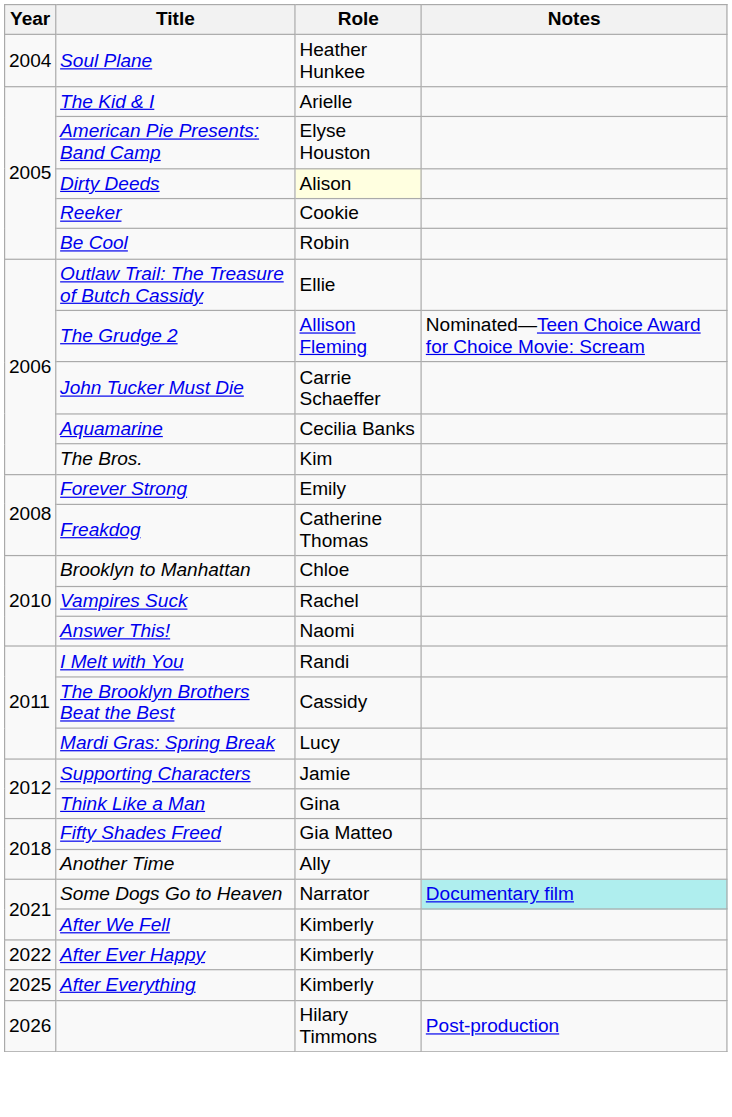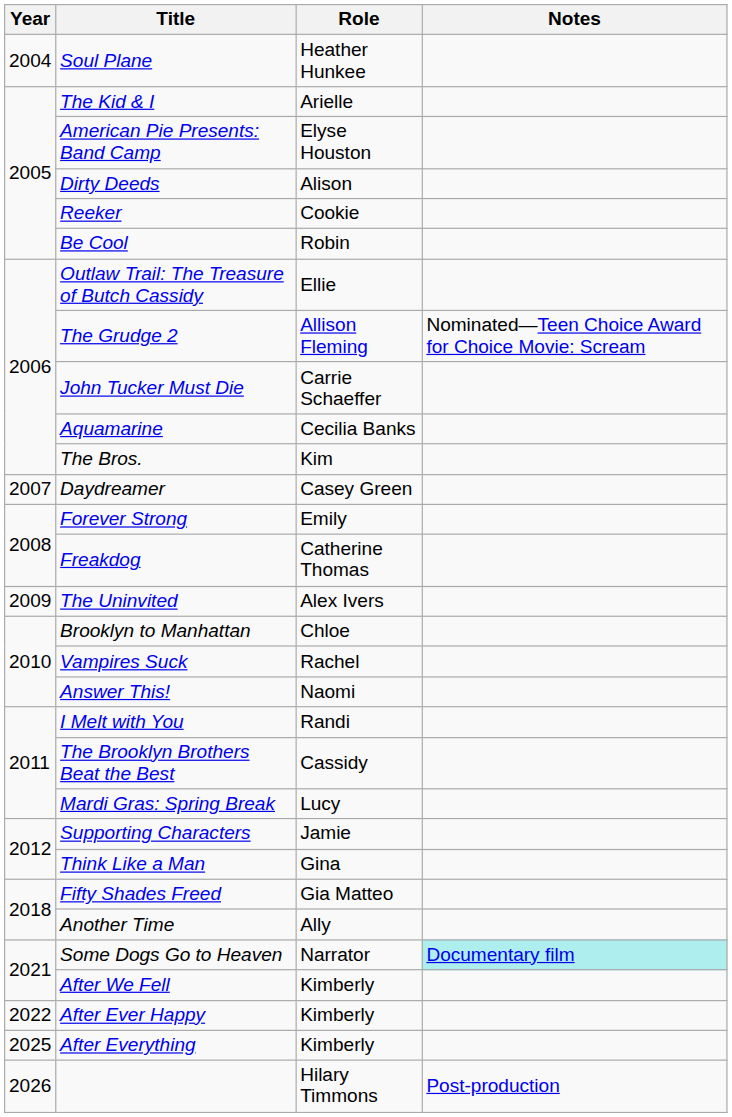(325, 183) lightyellow background -> (326, 183) no background
+ row: (112, 489)
+ row: (119, 601)
